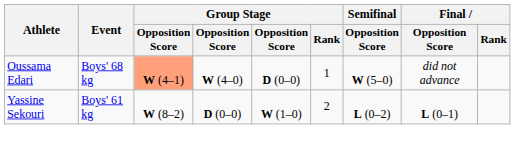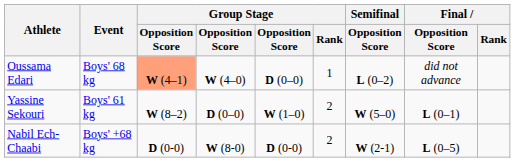(372, 80) W (5–0) -> (375, 80) L (0–2)
(372, 114) L (0–2) -> (375, 114) W (5–0)
+ row: (33, 141)
